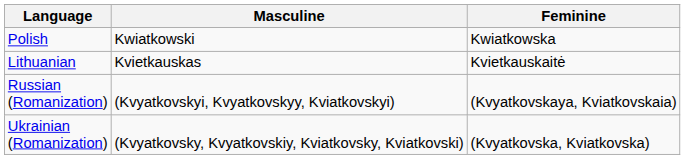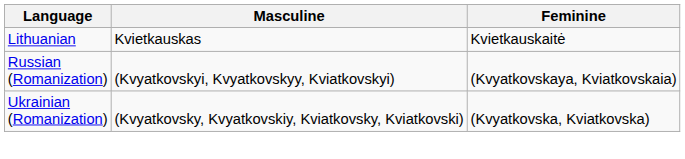- row: (28, 39)
